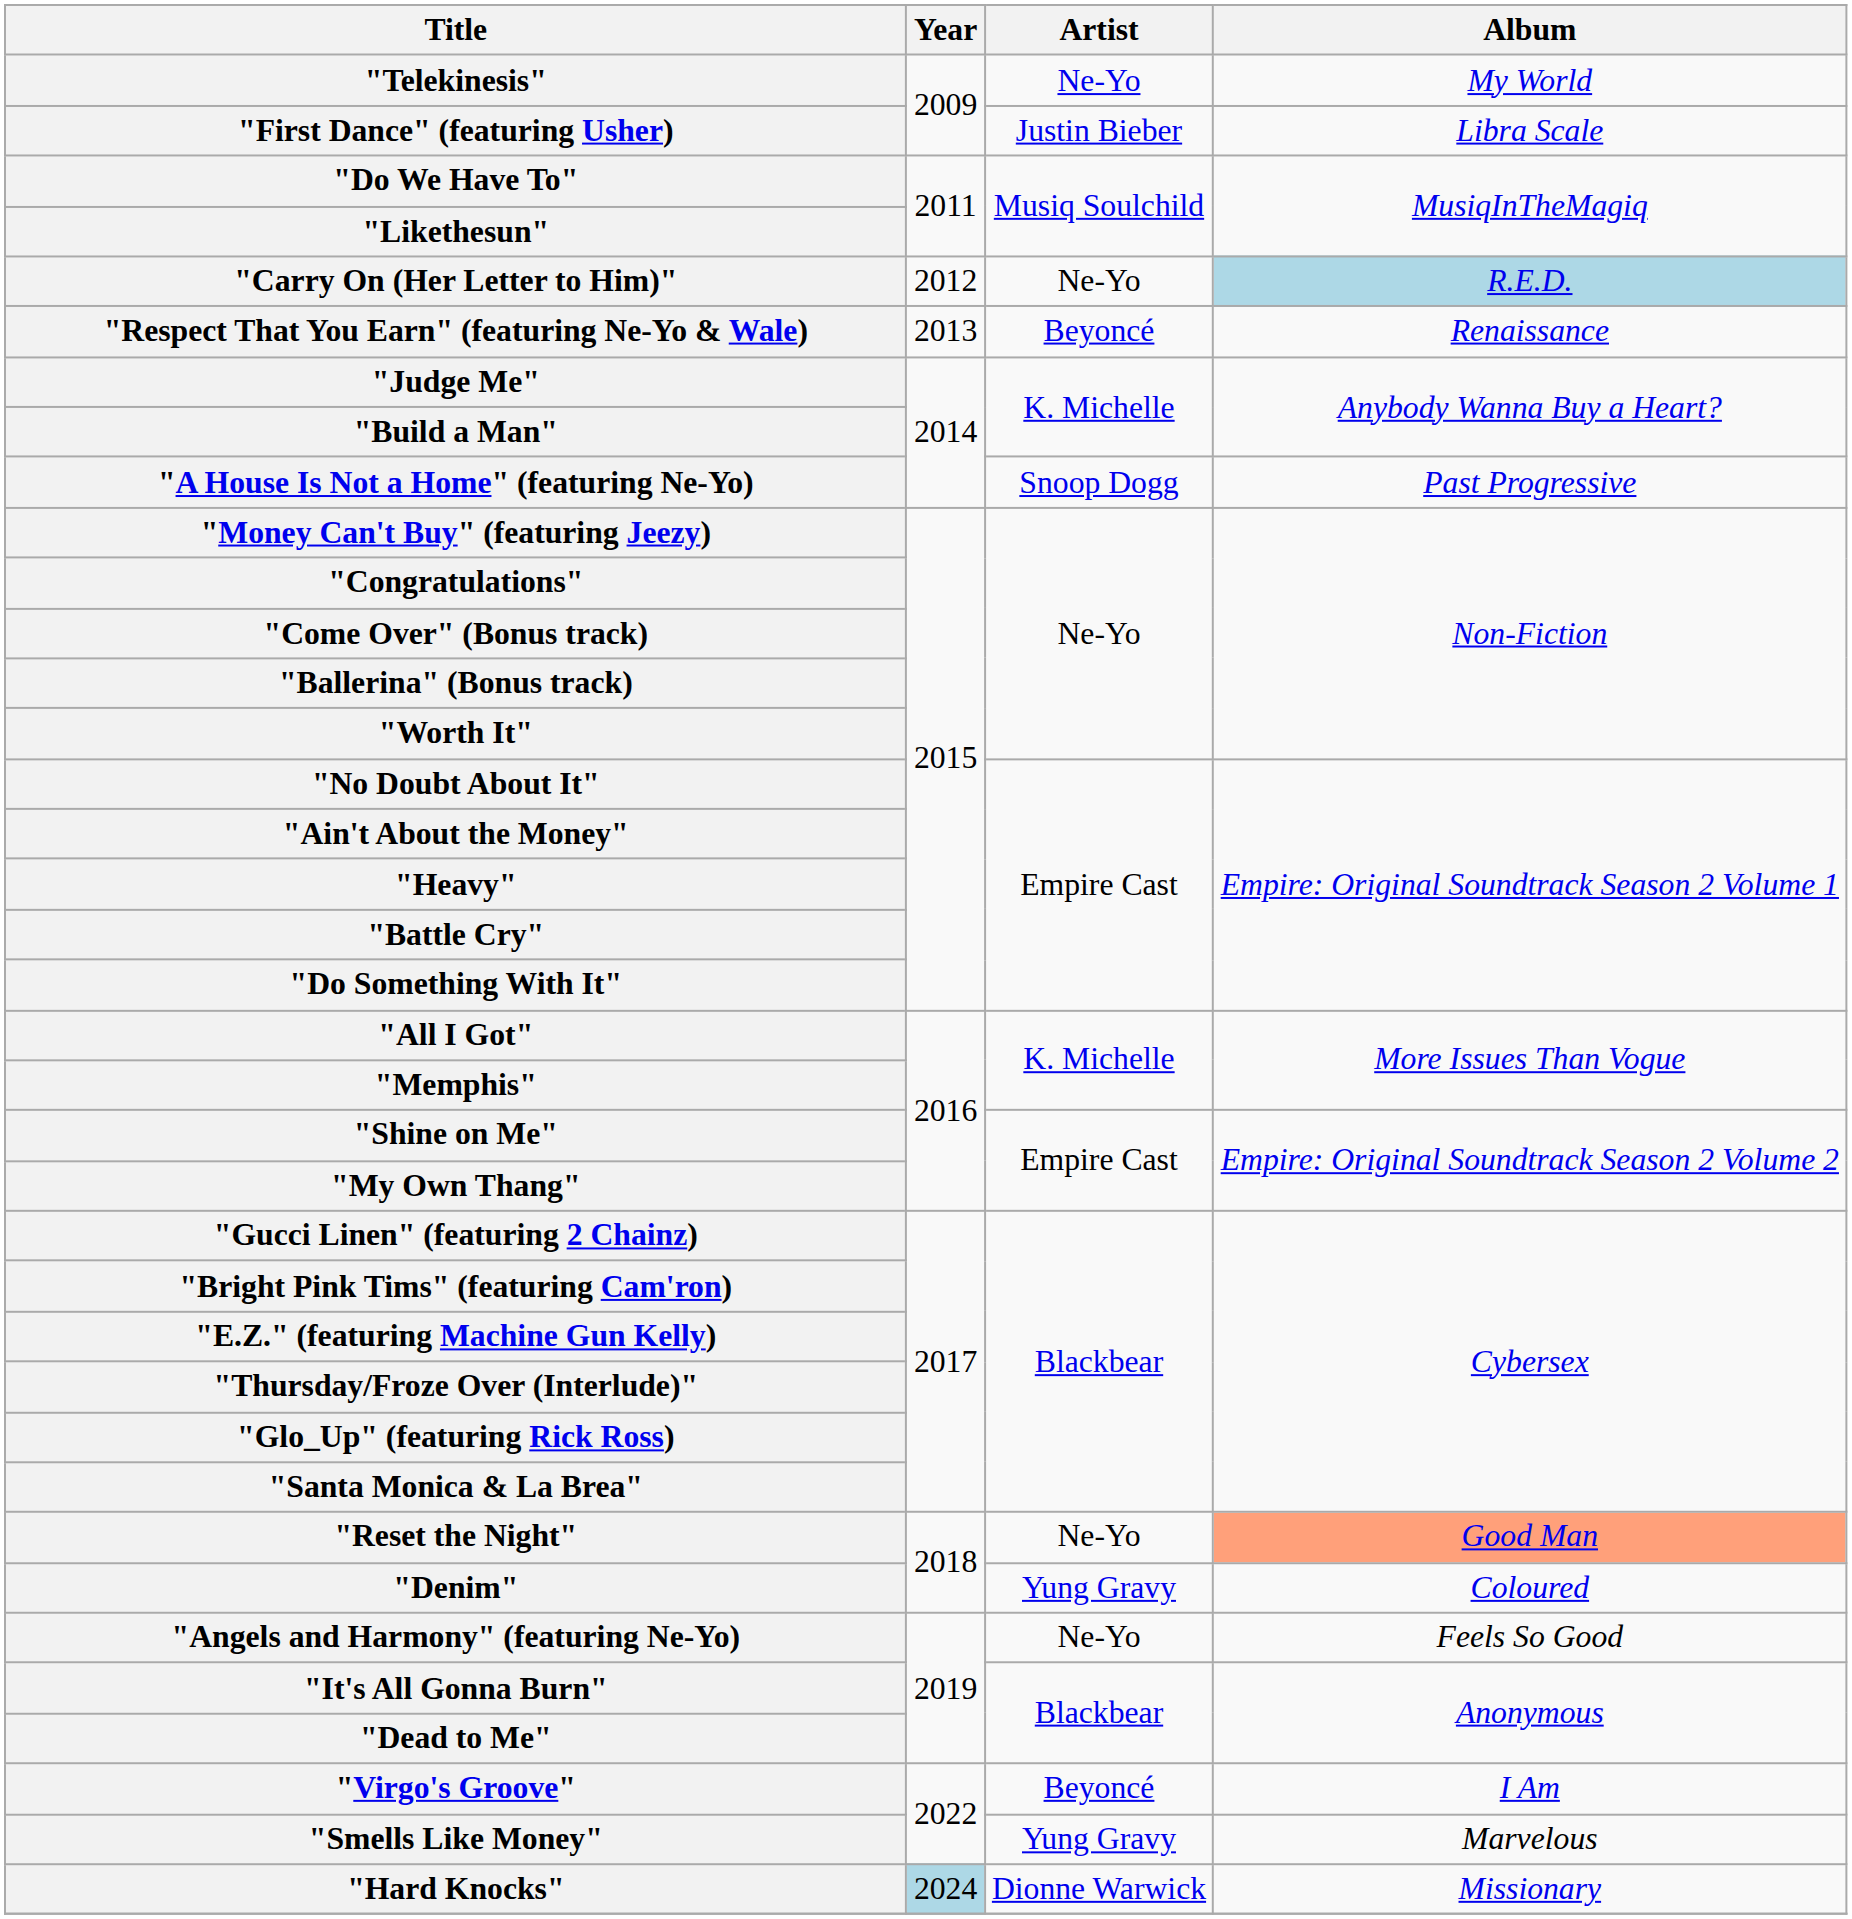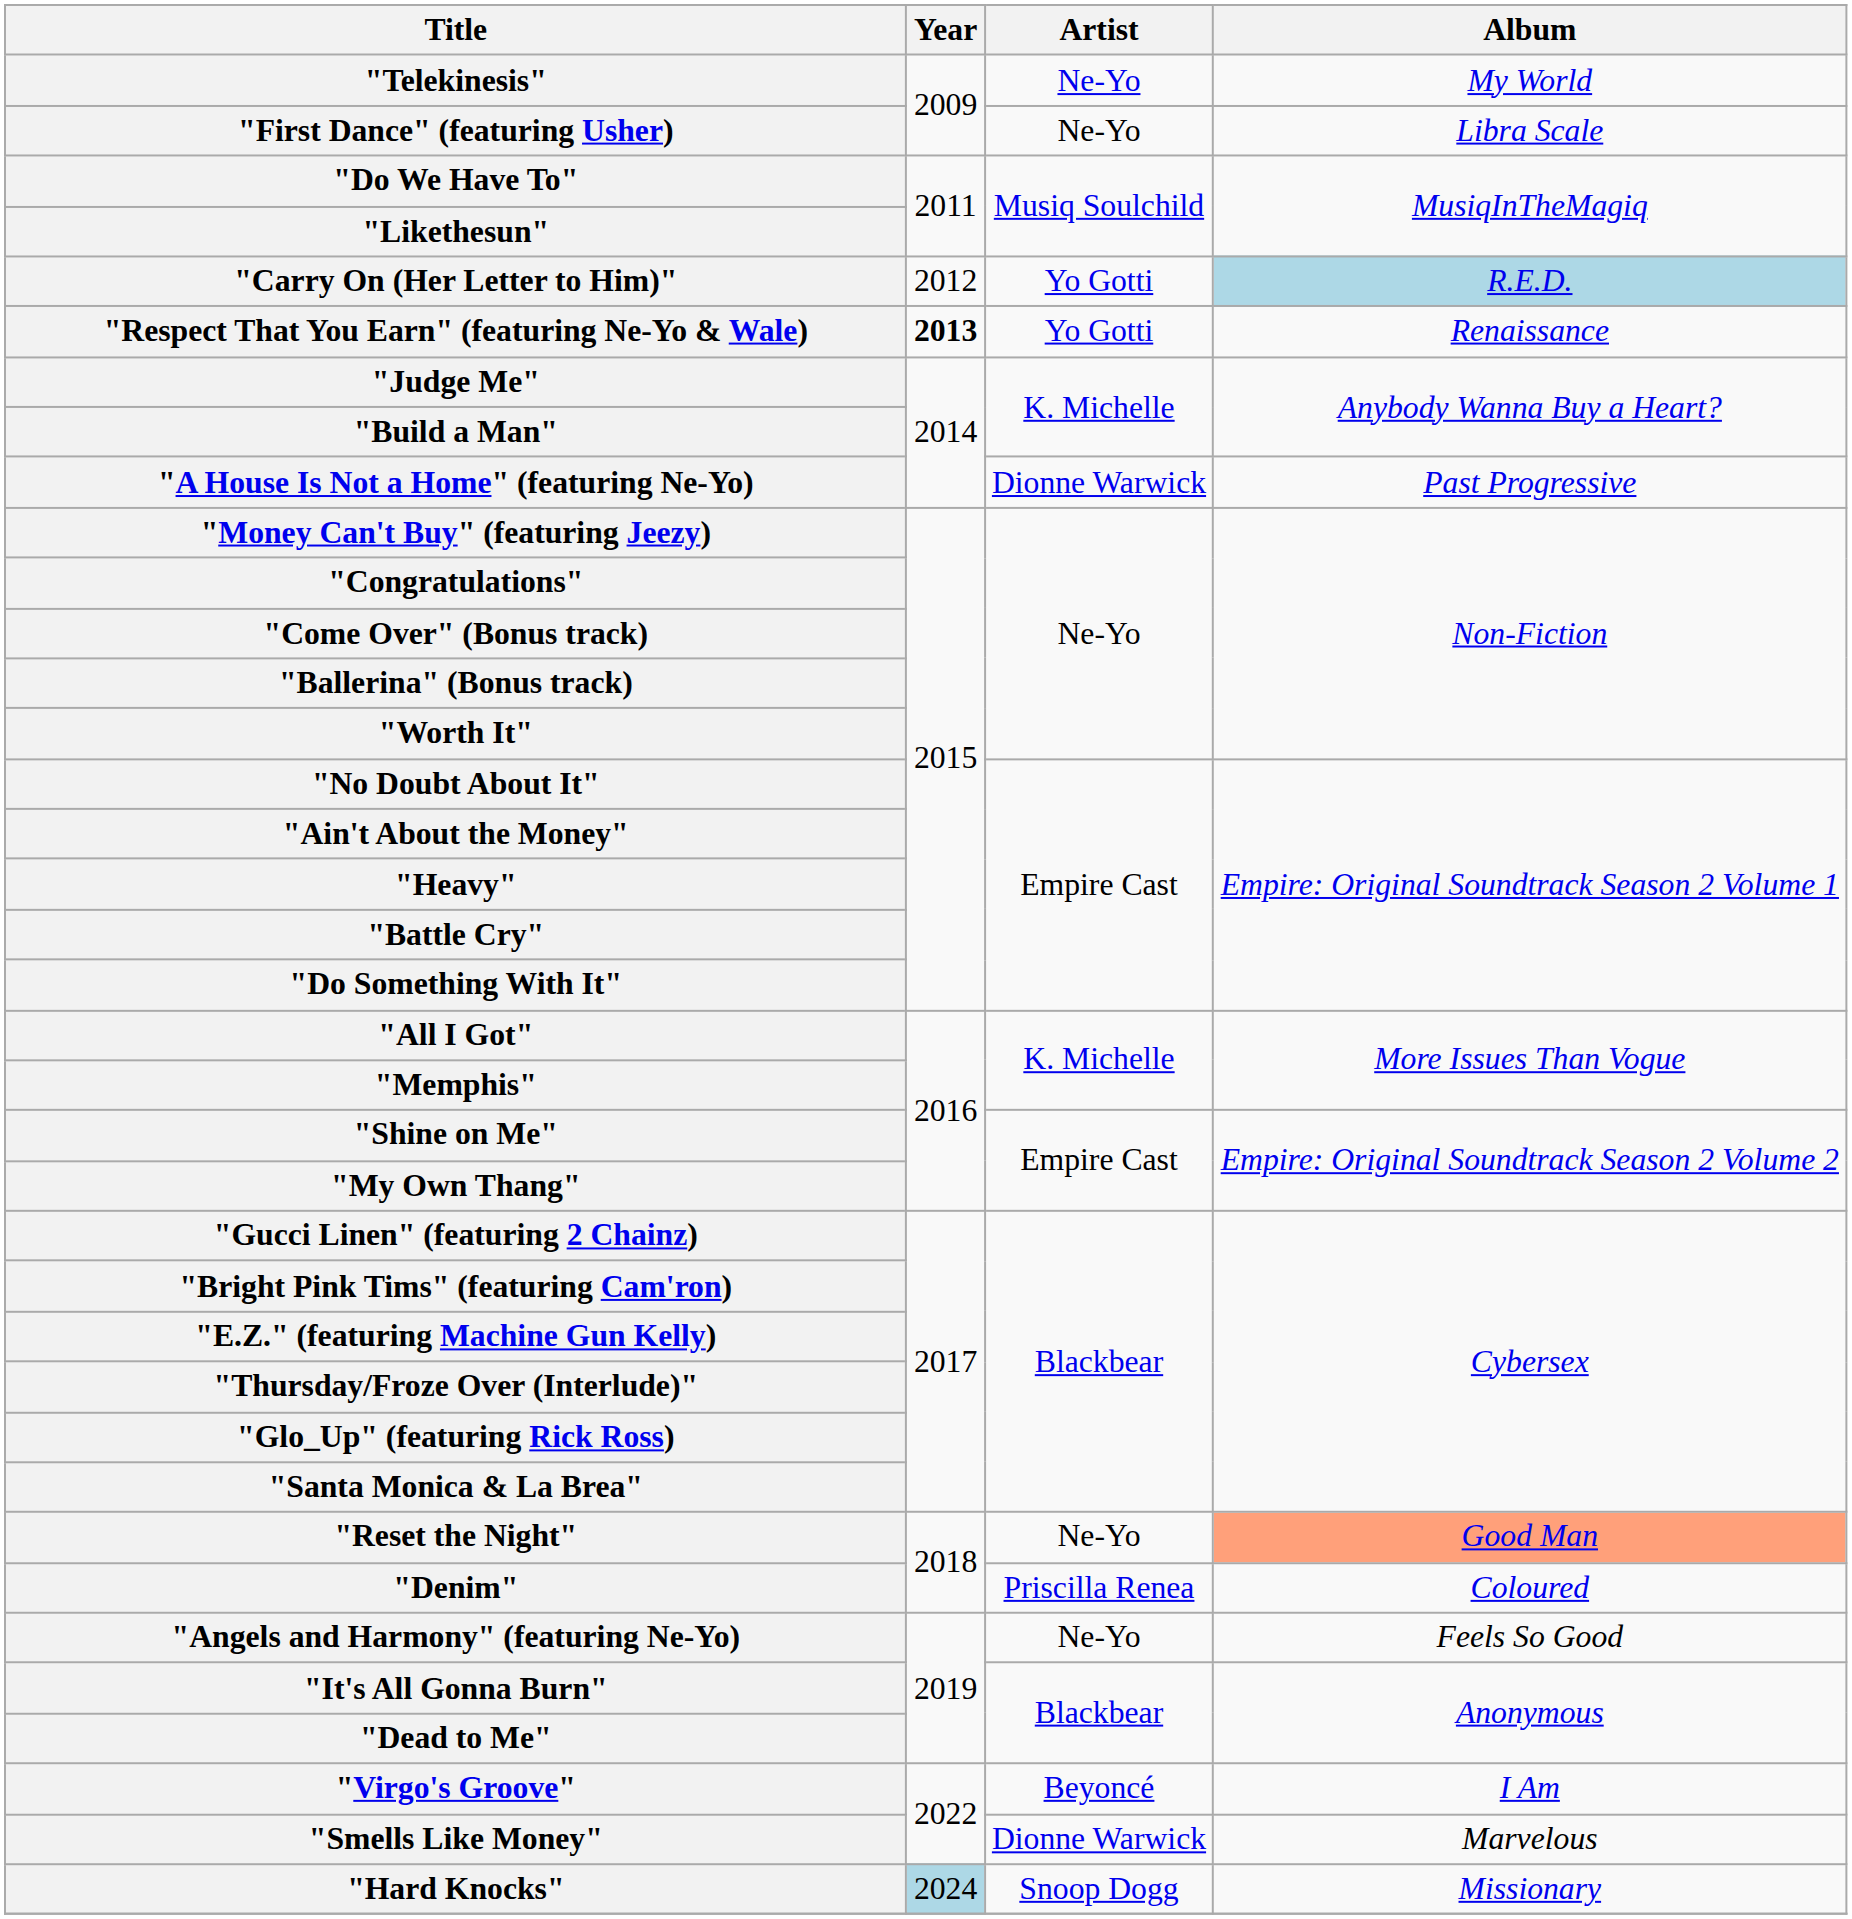(1099, 130) Justin Bieber -> (1099, 130) Ne-Yo
(1099, 280) Ne-Yo -> (1099, 280) Yo Gotti
(946, 331) normal -> (946, 331) bold
(1099, 331) Beyoncé -> (1099, 331) Yo Gotti
(1099, 481) Snoop Dogg -> (1099, 481) Dionne Warwick
(1099, 1587) Yung Gravy -> (1099, 1587) Priscilla Renea
(1099, 1838) Yung Gravy -> (1099, 1838) Dionne Warwick
(1099, 1888) Dionne Warwick -> (1099, 1888) Snoop Dogg
